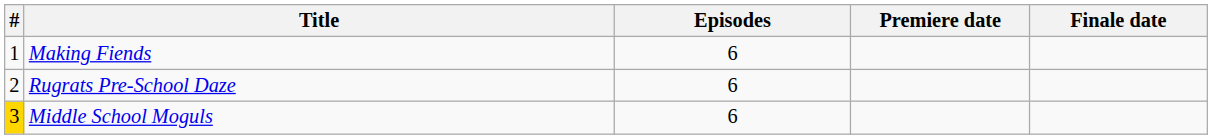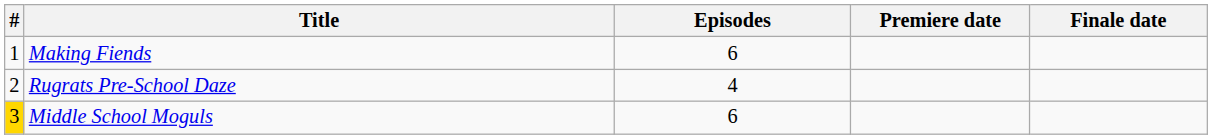(733, 85) 6 -> (733, 85) 4
